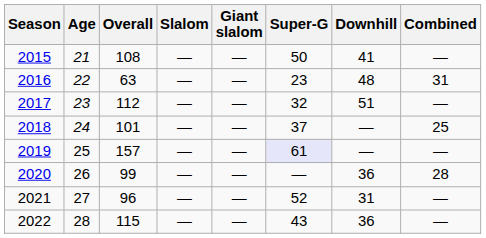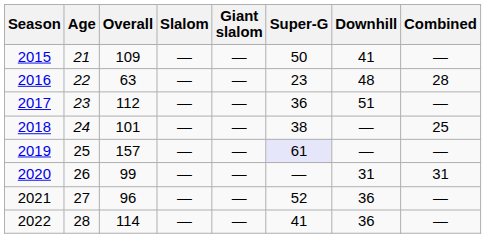(128, 56) 108 -> (128, 56) 109
(440, 80) 31 -> (440, 80) 28
(299, 103) 32 -> (299, 103) 36
(299, 127) 37 -> (299, 127) 38
(366, 174) 36 -> (366, 174) 31
(440, 174) 28 -> (440, 174) 31
(366, 198) 31 -> (366, 198) 36
(128, 221) 115 -> (128, 221) 114
(299, 221) 43 -> (299, 221) 41
